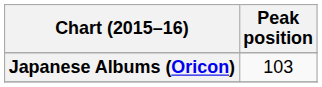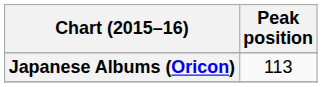(278, 67) 103 -> (278, 67) 113
